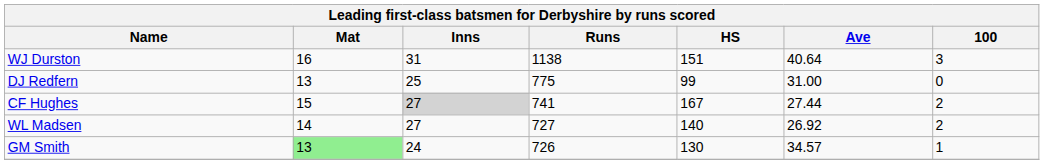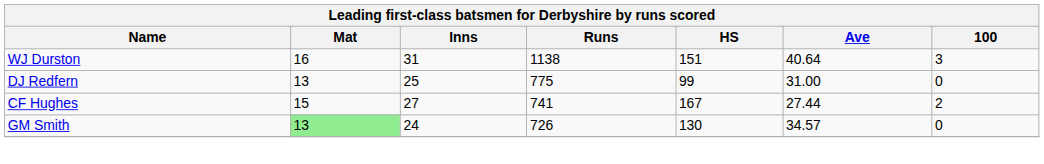(413, 103) lightgrey background -> (411, 103) no background
- row: (45, 125)
(939, 147) 1 -> (939, 125) 0
